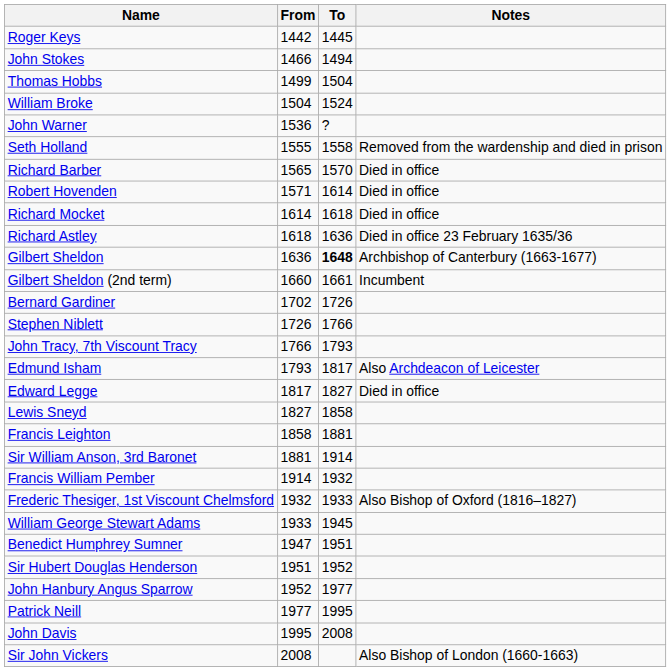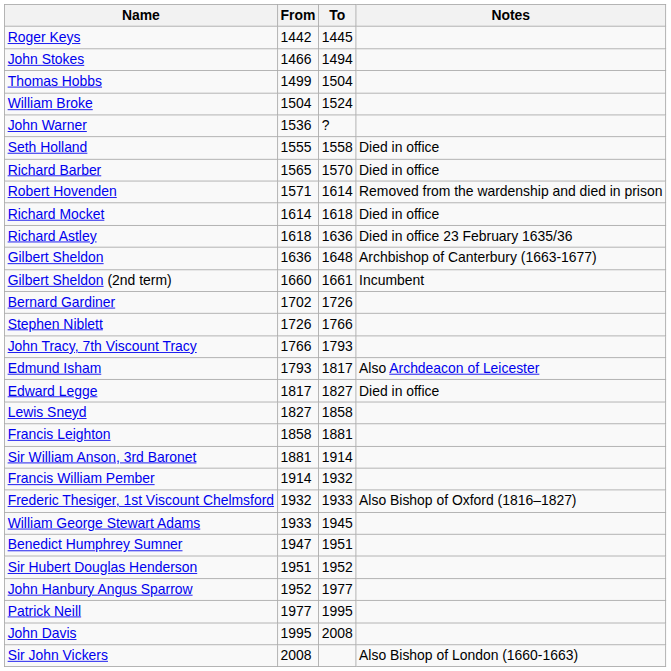(511, 147) Removed from the wardenship and died in prison -> (399, 147) Died in office
(399, 192) Died in office -> (511, 192) Removed from the wardenship and died in prison
(337, 258) bold -> (337, 258) normal
